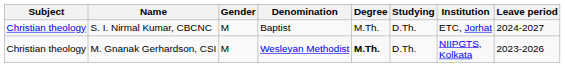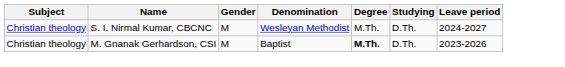- column: (466, 12)
(275, 28) Baptist -> (305, 28) Wesleyan Methodist
(305, 49) Wesleyan Methodist -> (275, 43) Baptist
